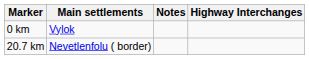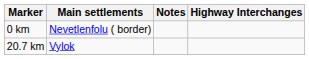(62, 29) Vylok -> (100, 29) Nevetlenfolu ( border)
(100, 46) Nevetlenfolu ( border) -> (62, 46) Vylok
